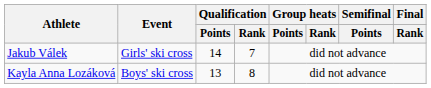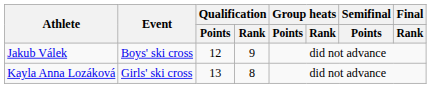(157, 53) Girls' ski cross -> (157, 53) Boys' ski cross
(215, 53) 14 -> (215, 53) 12
(252, 53) 7 -> (252, 53) 9
(157, 73) Boys' ski cross -> (157, 73) Girls' ski cross
